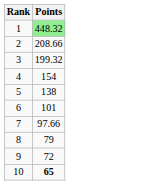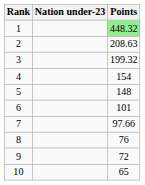+ column: (70, 12)
(49, 44) 208.66 -> (124, 44) 208.63
(49, 92) 138 -> (124, 92) 148
(49, 140) 79 -> (124, 140) 76
(49, 172) bold -> (124, 172) normal
